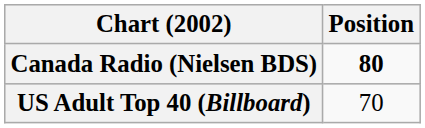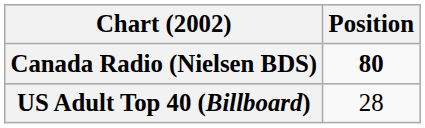(371, 102) 70 -> (371, 102) 28
